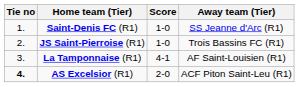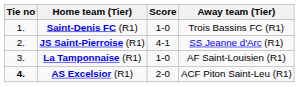(236, 27) SS Jeanne d'Arc (R1) -> (236, 27) Trois Bassins FC (R1)
(163, 43) 1-0 -> (163, 43) 4-1
(236, 43) Trois Bassins FC (R1) -> (236, 43) SS Jeanne d'Arc (R1)
(163, 58) 4-1 -> (163, 58) 1-0
